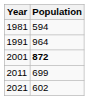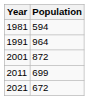(40, 57) bold -> (40, 57) normal
(40, 88) 602 -> (40, 88) 672
